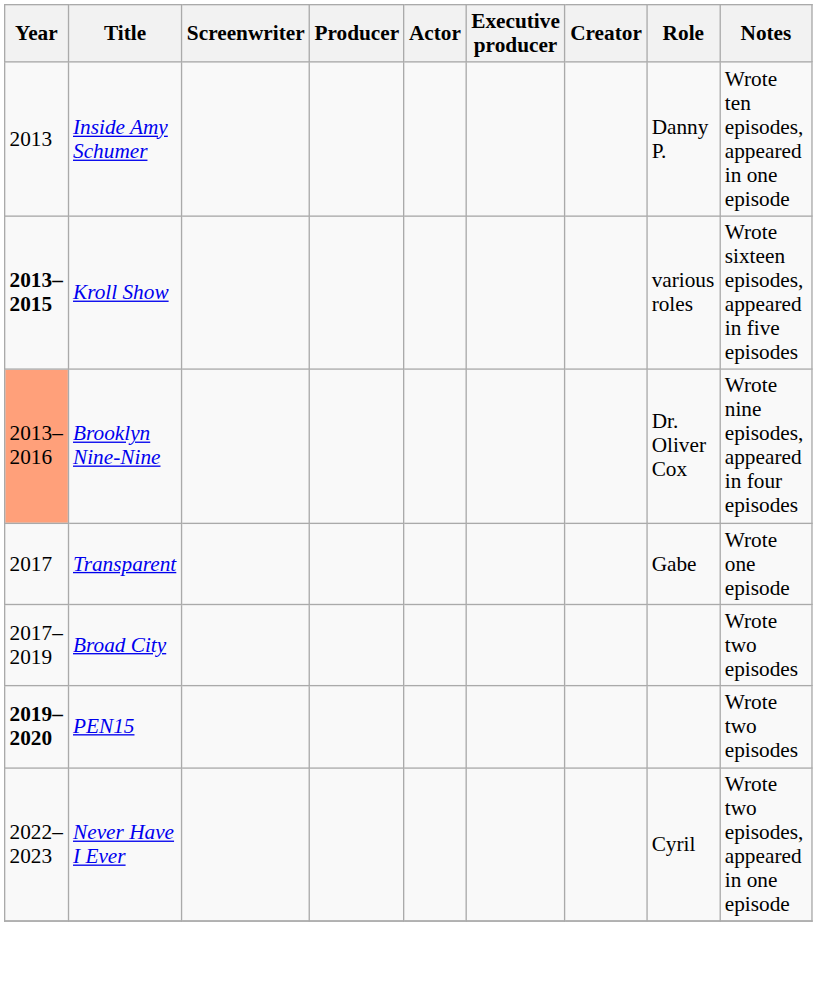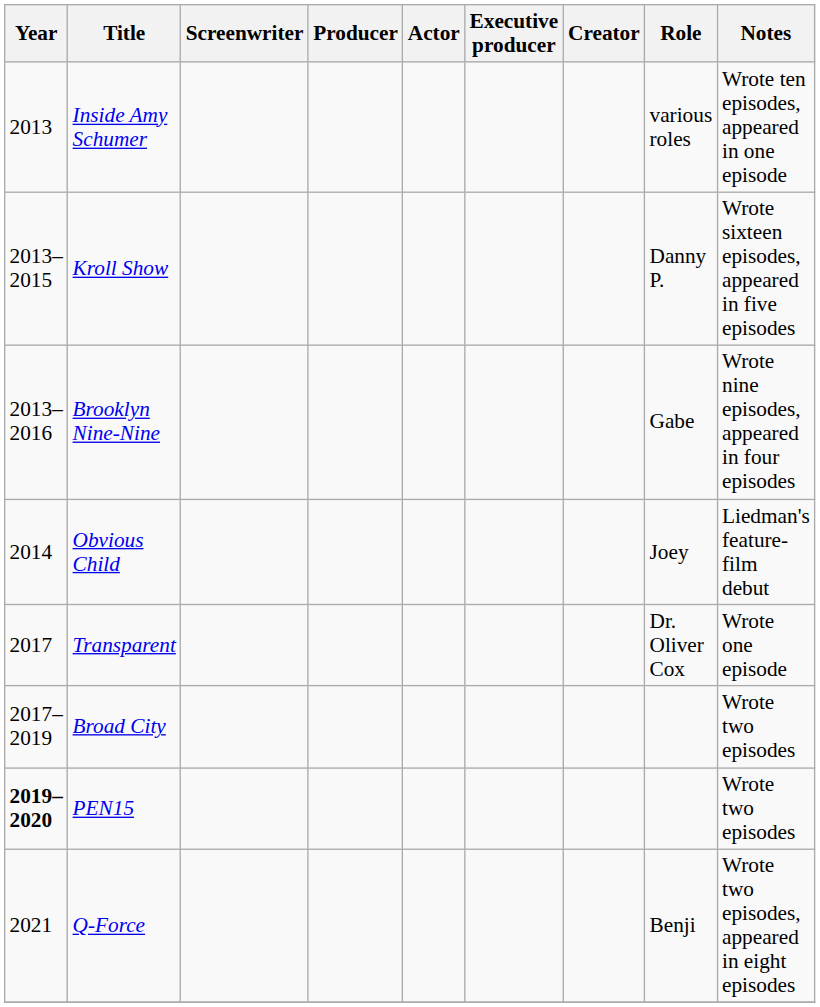(680, 138) Danny P. -> (681, 126) various roles
(36, 292) bold -> (36, 268) normal
(683, 292) various roles -> (678, 268) Danny P.
(36, 445) lightsalmon background -> (36, 421) no background
(679, 445) Dr. Oliver Cox -> (672, 421) Gabe
+ row: (108, 551)
(674, 563) Gabe -> (677, 644) Dr. Oliver Cox
+ row: (109, 925)
- row: (124, 844)
